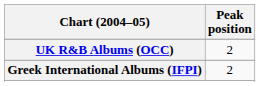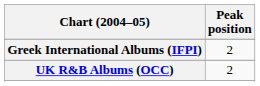rows swapped: (105, 70) <-> (105, 49)
